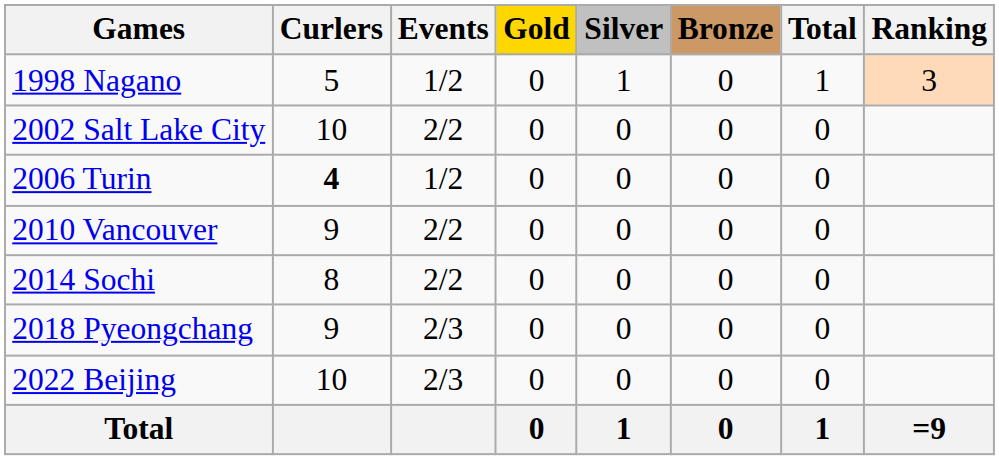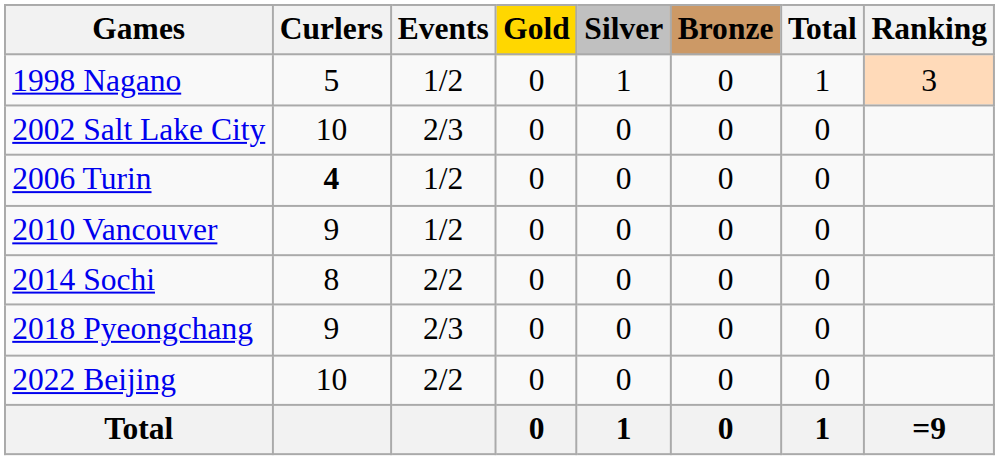(443, 129) 2/2 -> (443, 129) 2/3
(443, 229) 2/2 -> (443, 229) 1/2
(443, 379) 2/3 -> (443, 379) 2/2
